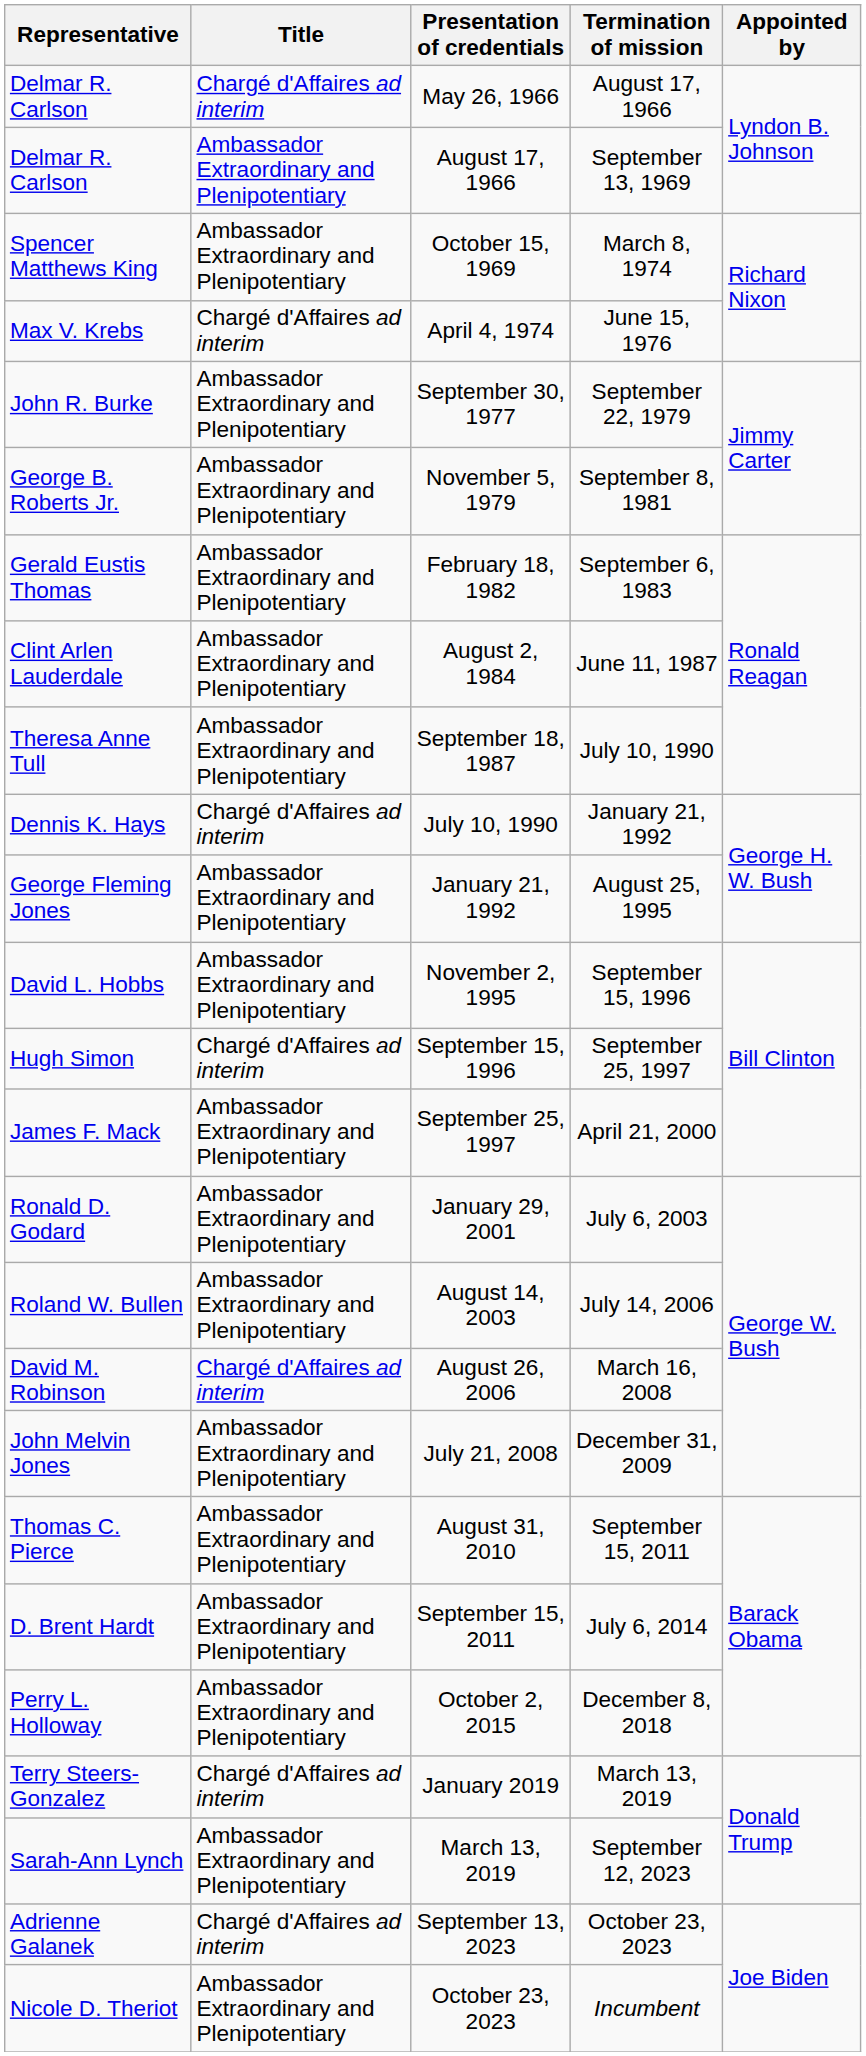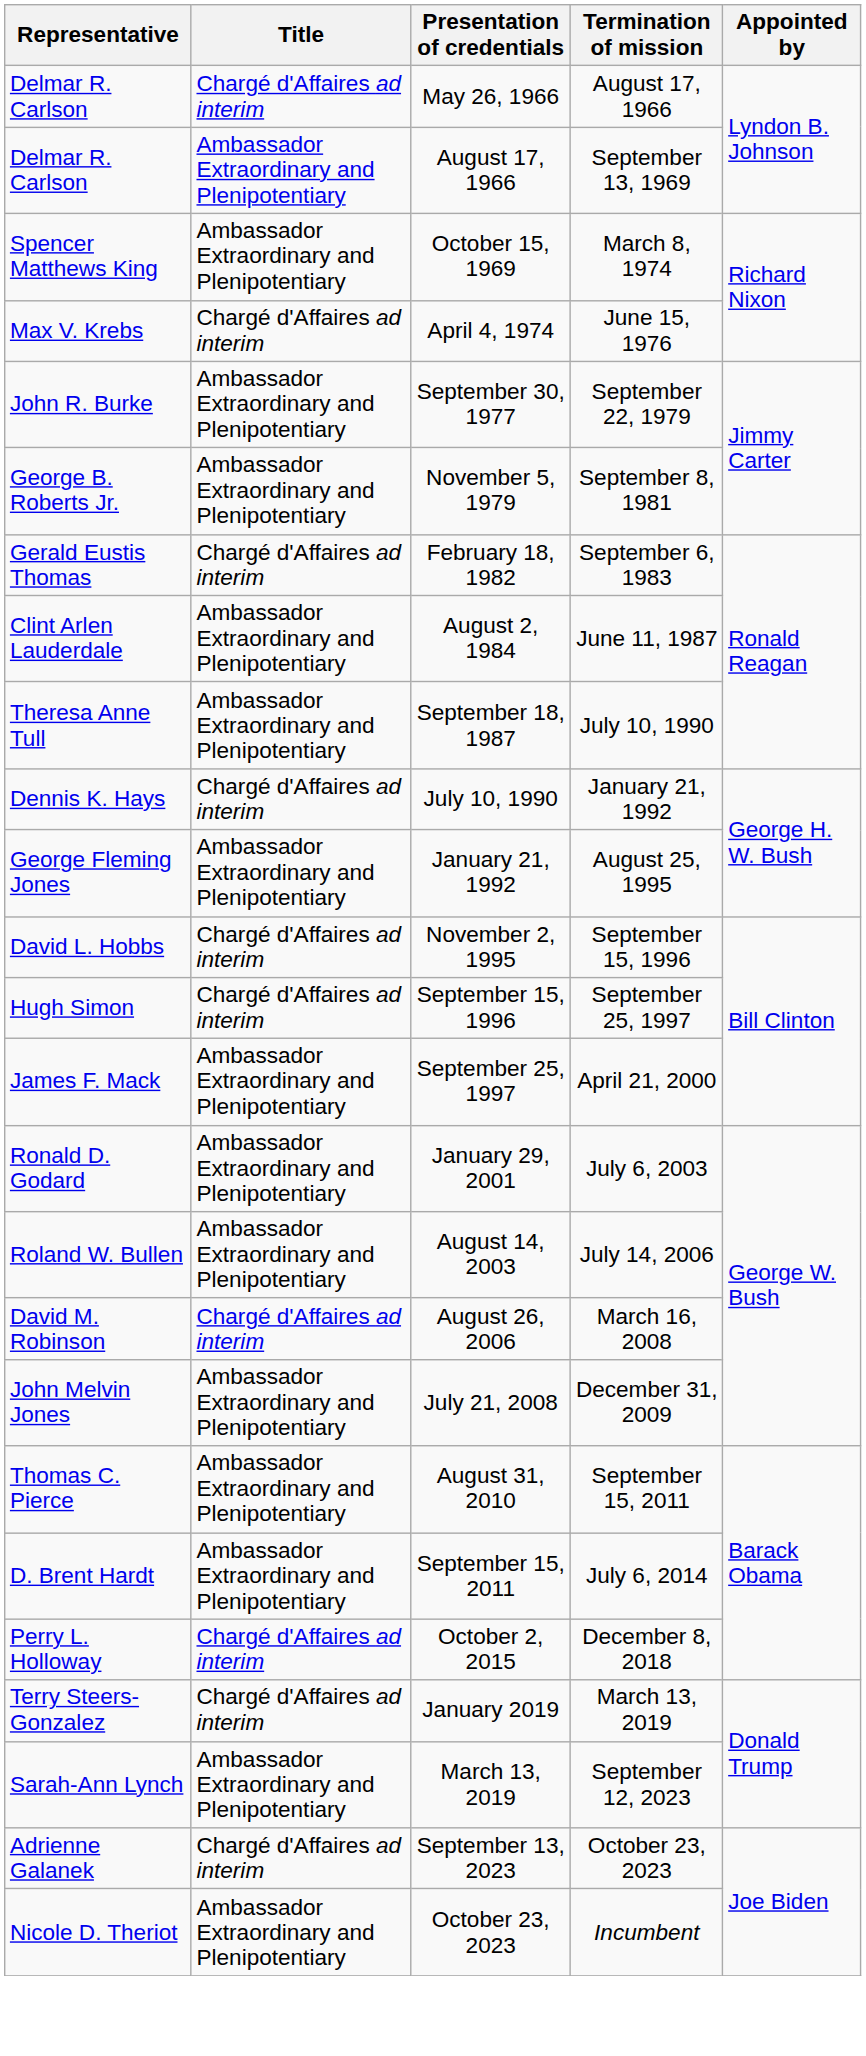(286, 577) Ambassador Extraordinary and Plenipotentiary -> (299, 564) Chargé d'Affaires ad interim
(286, 984) Ambassador Extraordinary and Plenipotentiary -> (299, 946) Chargé d'Affaires ad interim
(286, 1712) Ambassador Extraordinary and Plenipotentiary -> (299, 1649) Chargé d'Affaires ad interim
